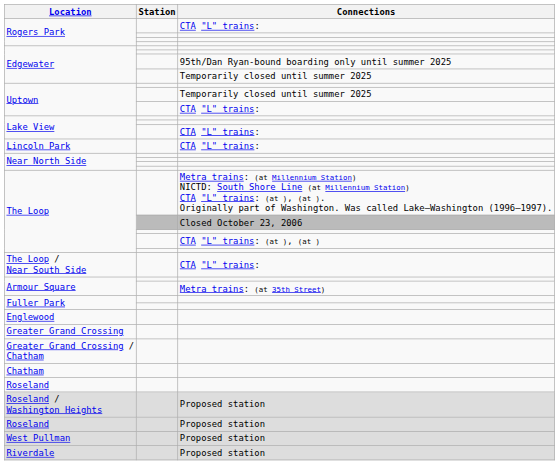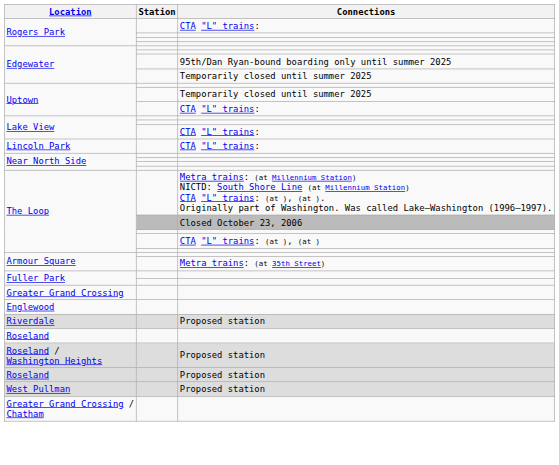- row: (46, 265)
rows swapped: (30, 317) <-> (65, 332)
rows swapped: (70, 351) <-> (30, 453)
- row: (25, 371)
